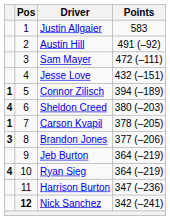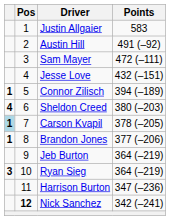(9, 124) no background -> (9, 124) lightblue background
(9, 140) 3 -> (9, 140) 1
(9, 171) 4 -> (9, 171) 3
